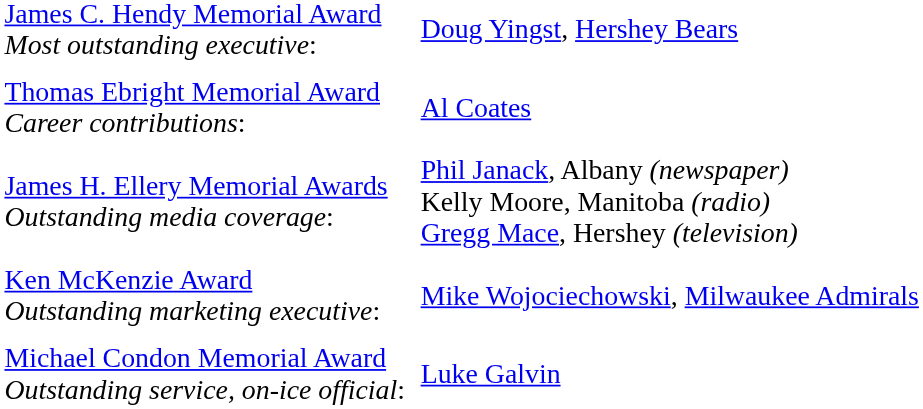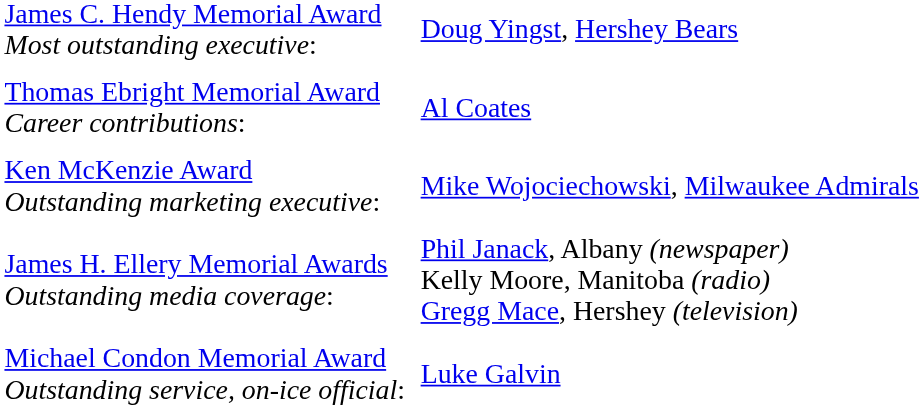rows swapped: (196, 201) <-> (192, 295)
